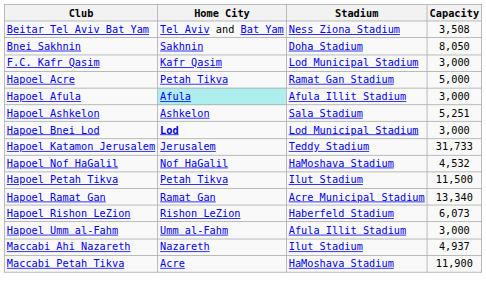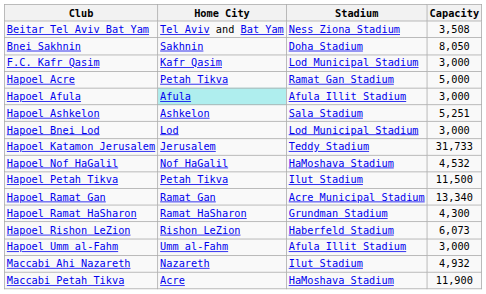(169, 130) bold -> (169, 130) normal
+ row: (72, 214)
(454, 247) 4,937 -> (454, 264) 4,932
